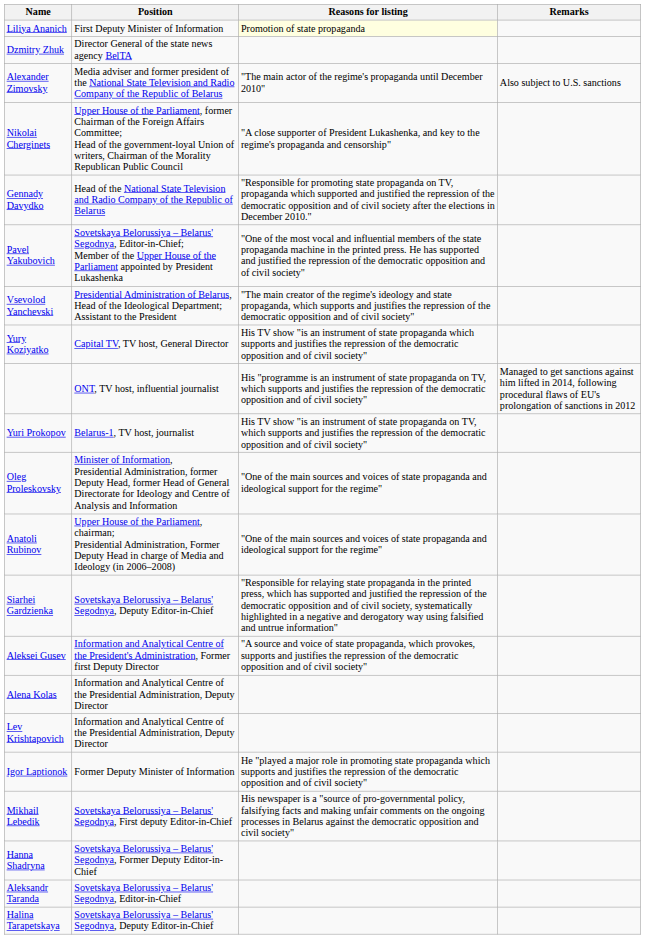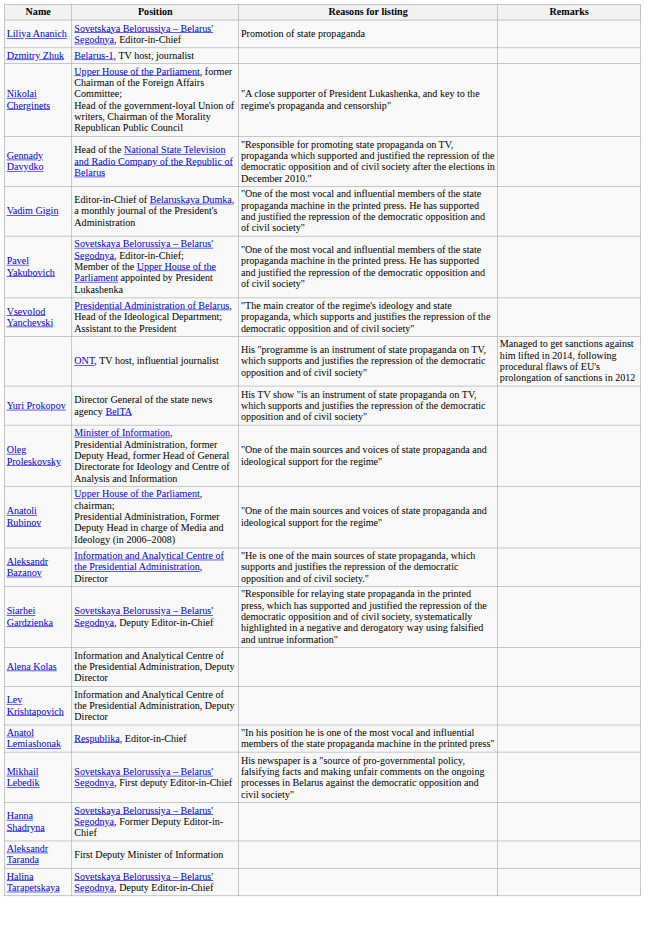(149, 28) First Deputy Minister of Information -> (144, 34) Sovetskaya Belorussiya – Belarus' Segodnya, Editor-in-Chief
(303, 28) lightyellow background -> (303, 34) no background
(143, 50) Director General of the state news agency BelTA -> (134, 55) Belarus-1, TV host, journalist
- row: (28, 83)
+ row: (33, 211)
- row: (28, 344)
(134, 433) Belarus-1, TV host, journalist -> (143, 405) Director General of the state news agency BelTA
+ row: (27, 567)
- row: (36, 655)
- row: (37, 771)
+ row: (34, 738)
(144, 893) Sovetskaya Belorussiya – Belarus' Segodnya, Editor-in-Chief -> (149, 854) First Deputy Minister of Information
